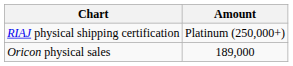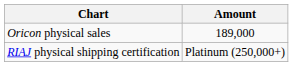rows swapped: (59, 52) <-> (93, 33)
